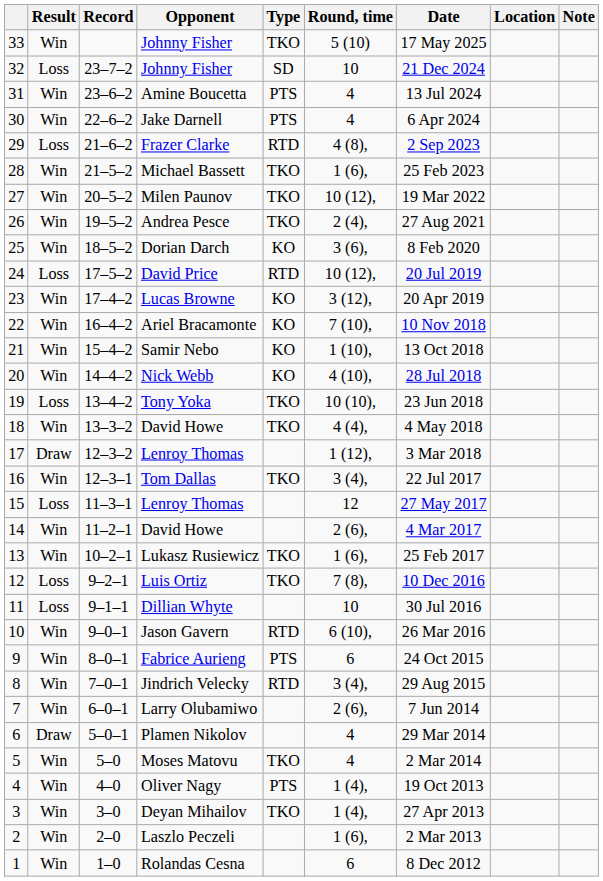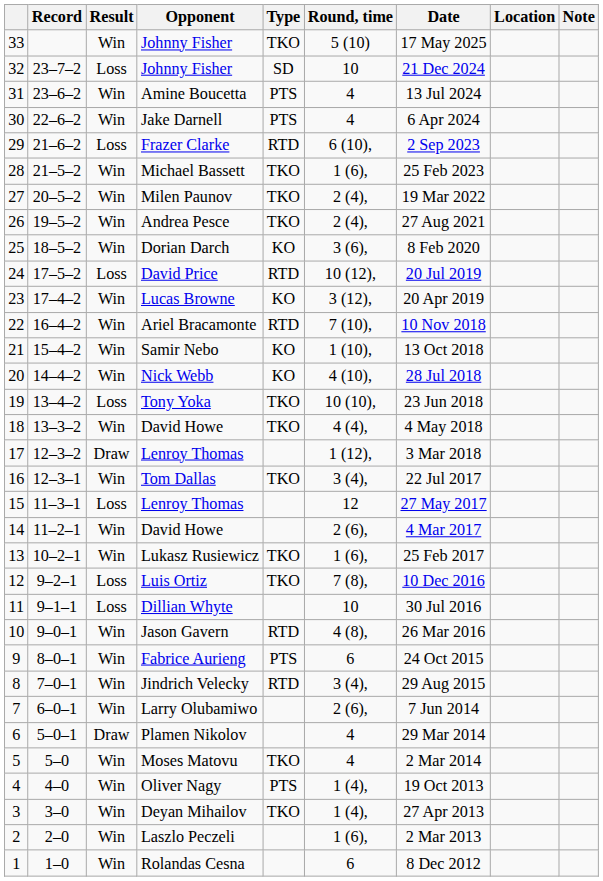columns swapped: (54, 17) <-> (108, 17)
(350, 145) 4 (8), -> (350, 145) 6 (10),
(350, 196) 10 (12), -> (350, 196) 2 (4),
(283, 324) KO -> (283, 324) RTD
(350, 632) 6 (10), -> (350, 632) 4 (8),
